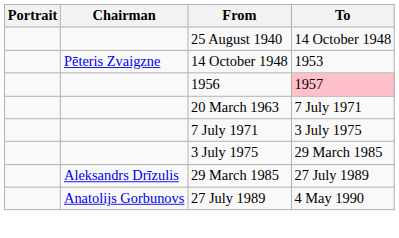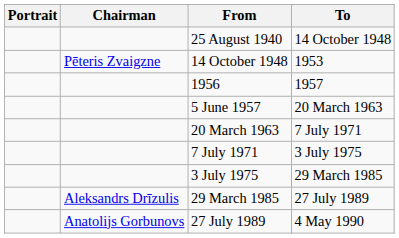(309, 84) pink background -> (309, 84) no background
+ row: (226, 107)
